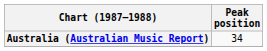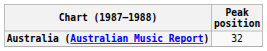(237, 39) 34 -> (237, 39) 32
